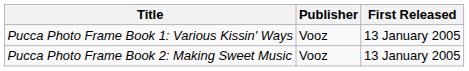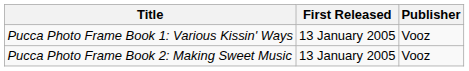columns swapped: (328, 14) <-> (412, 14)
